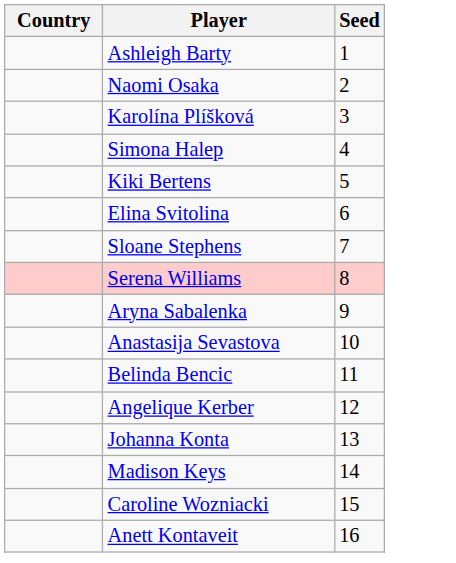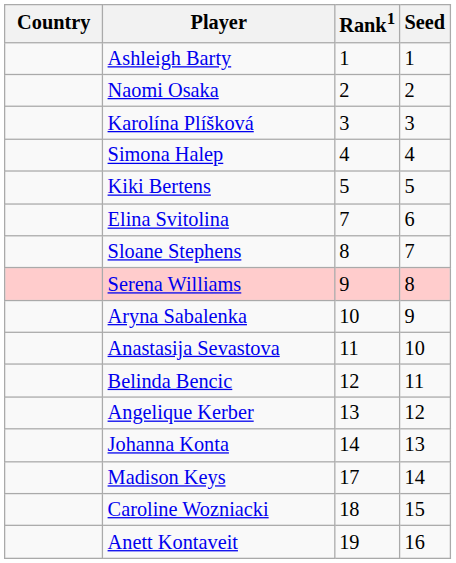+ column: (367, 23)
